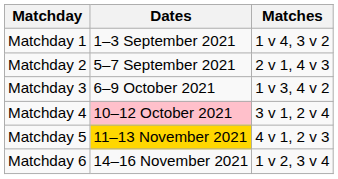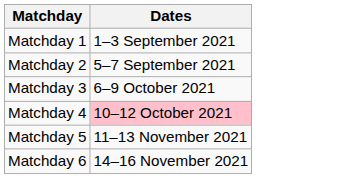- column: (292, 16)
(170, 137) gold background -> (170, 137) no background
